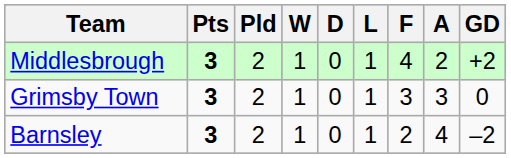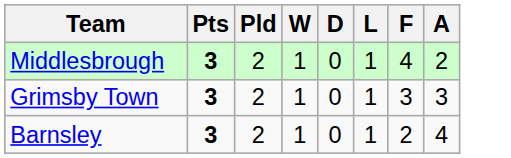- column: (482, 24)
